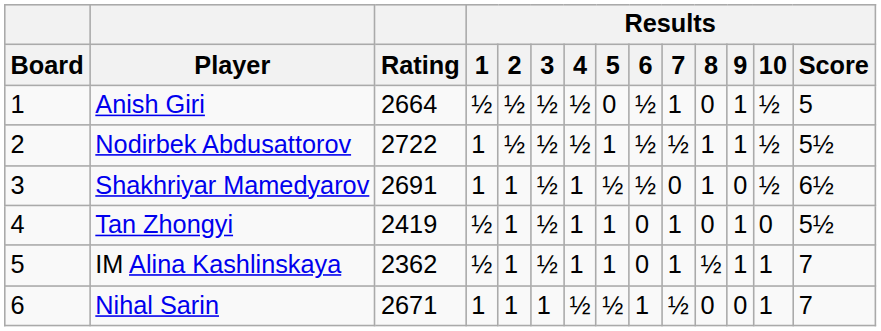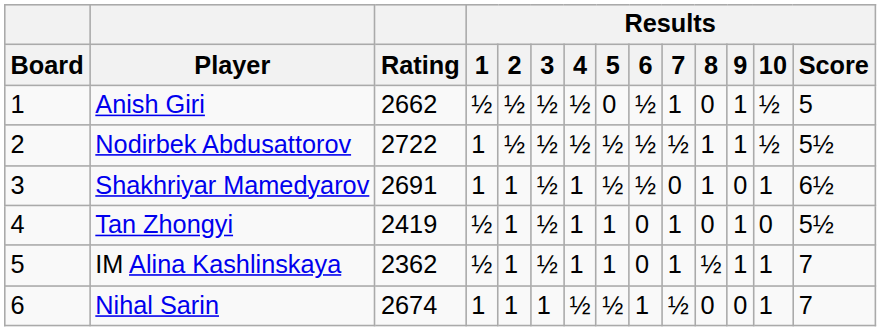(409, 104) 2664 -> (409, 104) 2662
(609, 144) 1 -> (613, 144) ½
(769, 184) ½ -> (766, 184) 1
(409, 305) 2671 -> (409, 305) 2674
